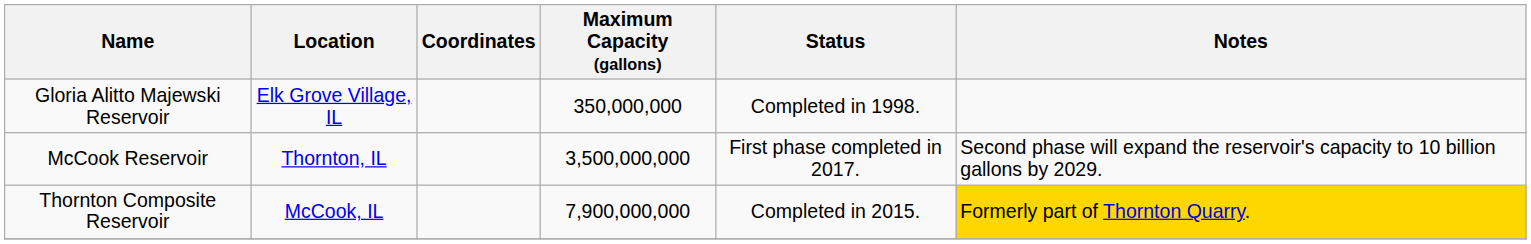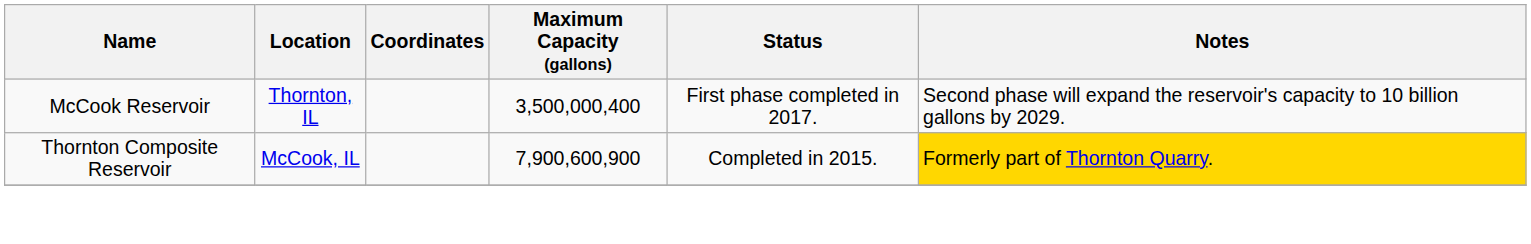- row: (128, 105)
(628, 158) 3,500,000,000 -> (578, 105) 3,500,000,400
(628, 211) 7,900,000,000 -> (578, 158) 7,900,600,900
